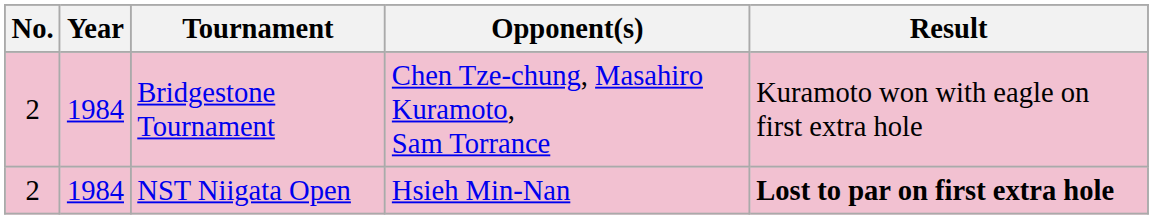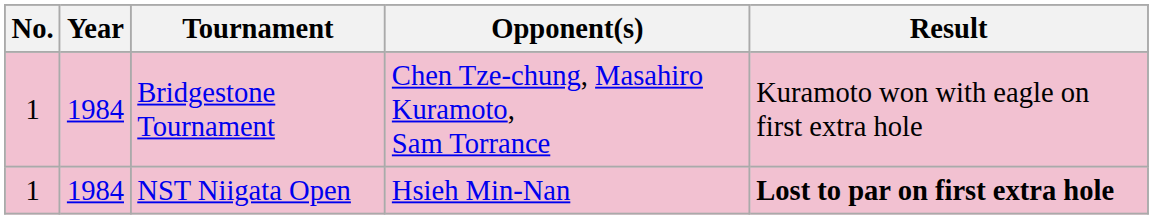(33, 109) 2 -> (33, 109) 1
(33, 190) 2 -> (33, 190) 1
